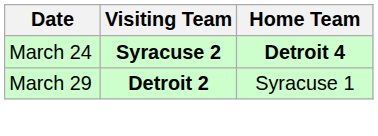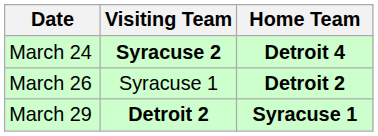+ row: (51, 83)
(305, 83) normal -> (305, 114) bold
